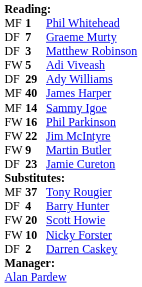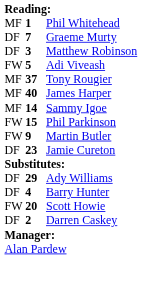rows swapped: (79, 79) <-> (79, 192)
(31, 122) 16 -> (31, 122) 15
- row: (78, 136)
- row: (79, 234)
